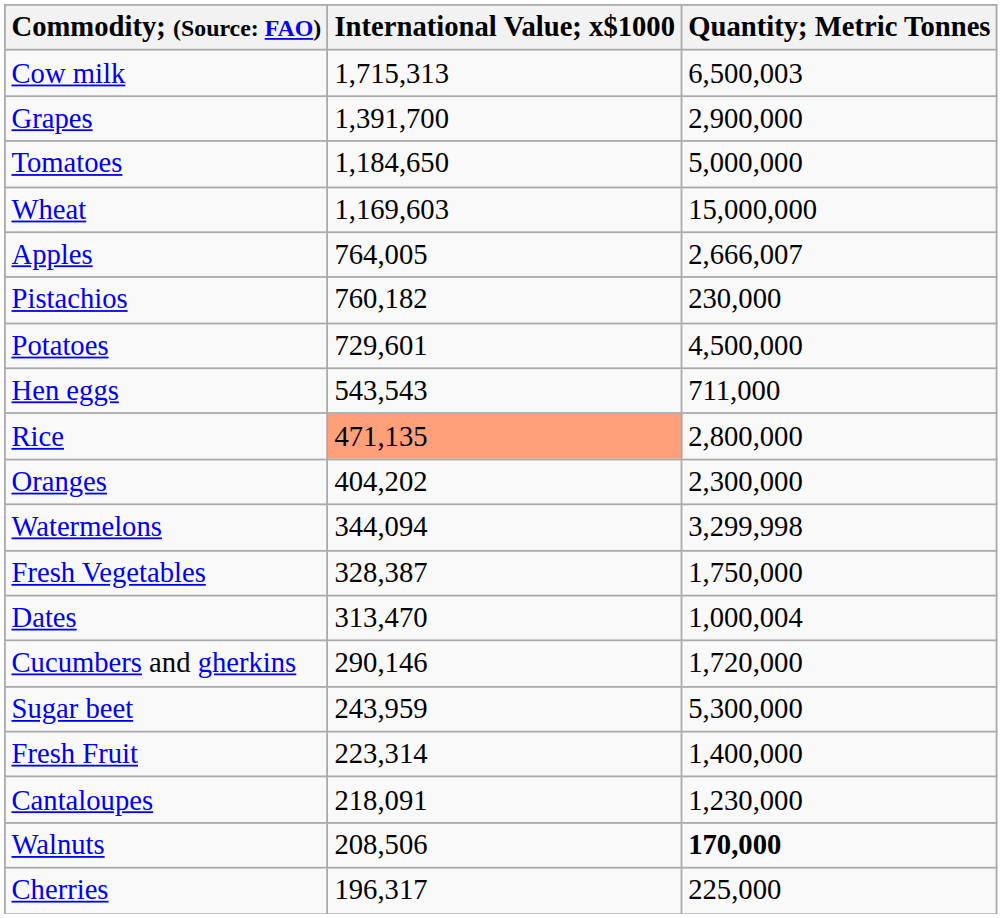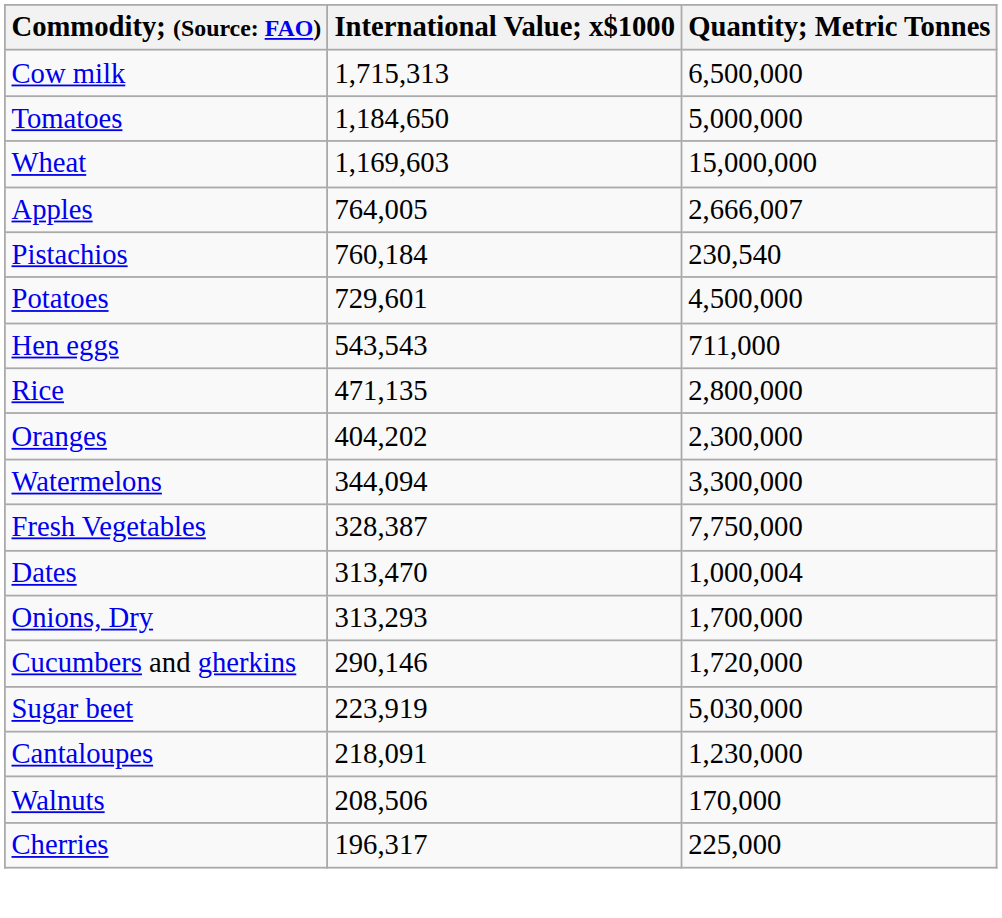(745, 72) 6,500,003 -> (745, 72) 6,500,000
- row: (52, 118)
(381, 299) 760,182 -> (381, 254) 760,184
(735, 299) 230,000 -> (735, 254) 230,540
(381, 436) lightsalmon background -> (381, 390) no background
(745, 526) 3,299,998 -> (745, 481) 3,300,000
(745, 572) 1,750,000 -> (745, 526) 7,750,000
+ row: (82, 617)
(381, 708) 243,959 -> (381, 708) 223,919
(745, 708) 5,300,000 -> (745, 708) 5,030,000
- row: (75, 753)
(735, 844) bold -> (735, 799) normal
